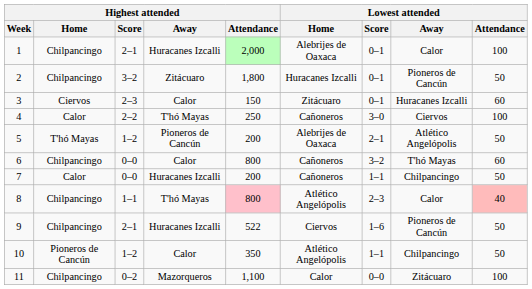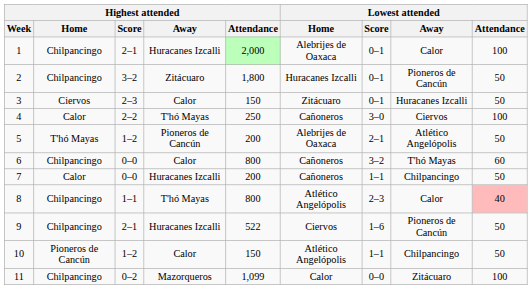(500, 100) 60 -> (500, 100) 50
(253, 199) pink background -> (253, 199) no background
(253, 254) 350 -> (253, 254) 150
(253, 276) 1,100 -> (253, 276) 1,099
